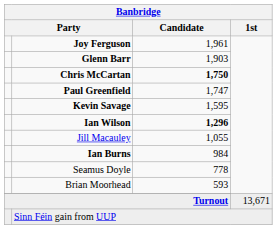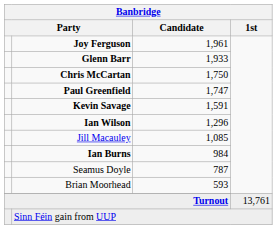(217, 59) 1,903 -> (217, 59) 1,933
(217, 75) bold -> (217, 75) normal
(217, 106) 1,595 -> (217, 106) 1,591
(217, 122) bold -> (217, 122) normal
(217, 138) 1,055 -> (217, 138) 1,085
(221, 169) 778 -> (221, 169) 787
(256, 201) 13,671 -> (256, 201) 13,761
